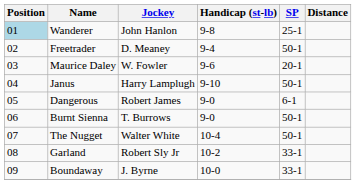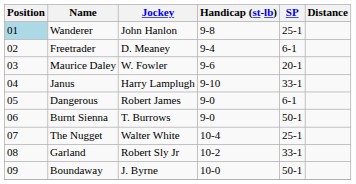(292, 48) 50-1 -> (289, 48) 6-1
(292, 83) 50-1 -> (292, 83) 33-1
(292, 135) 50-1 -> (292, 135) 25-1
(292, 170) 33-1 -> (292, 170) 50-1
